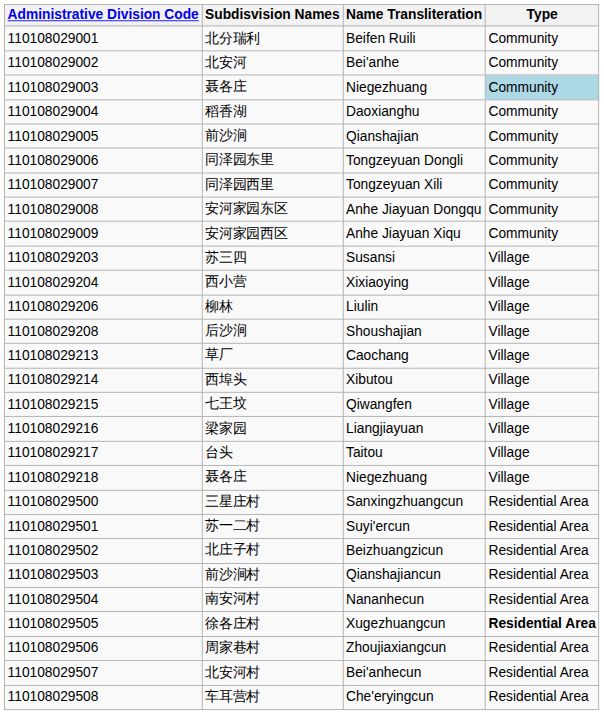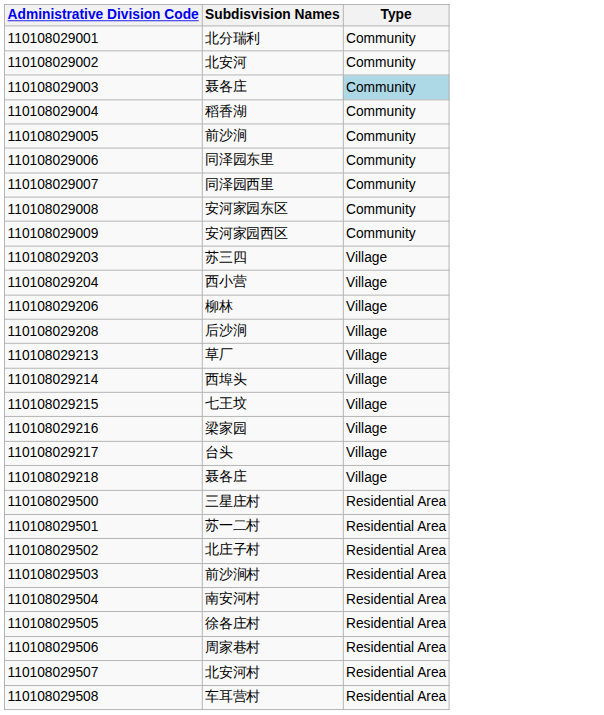- column: (414, 15)
(542, 624) bold -> (396, 624) normal
